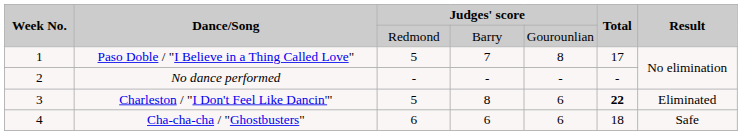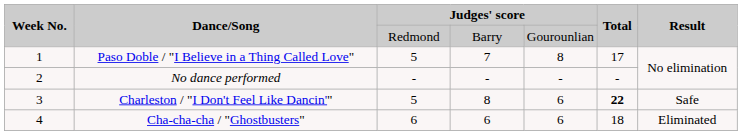(687, 99) Eliminated -> (687, 99) Safe
(687, 120) Safe -> (687, 120) Eliminated
